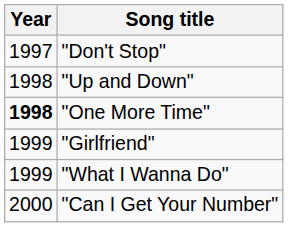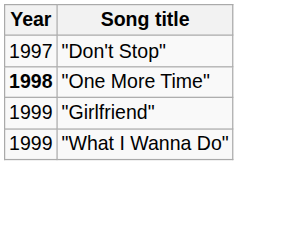- row: (128, 81)
- row: (170, 205)
